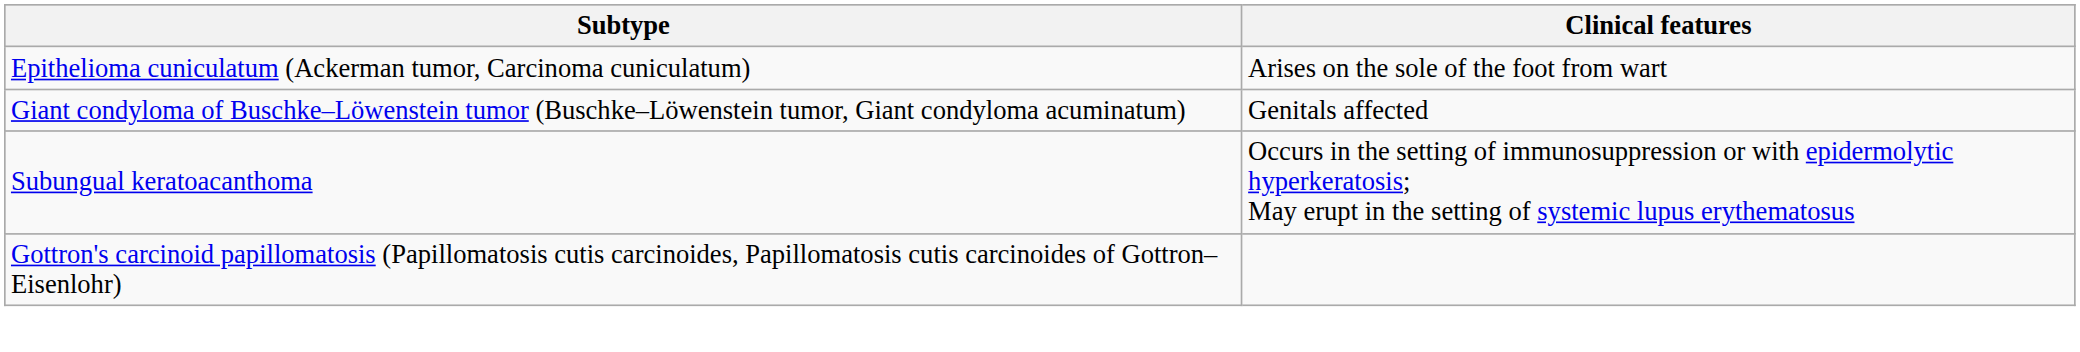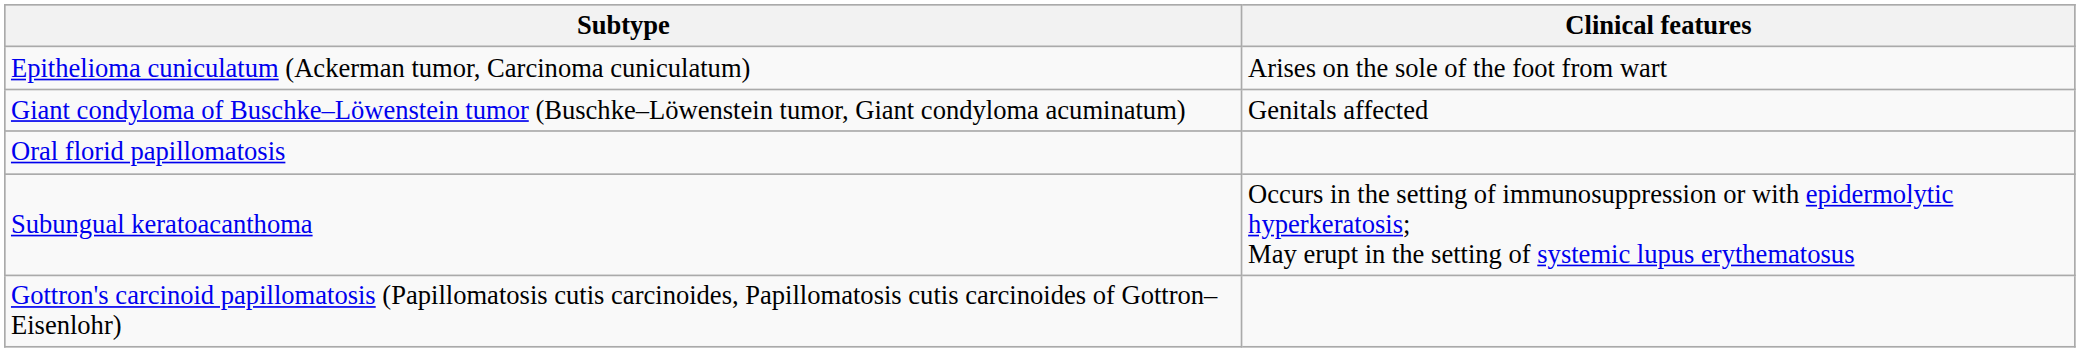+ row: (148, 151)
